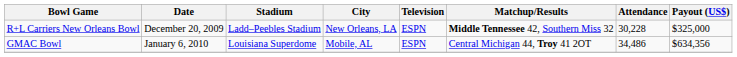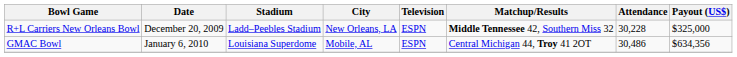(632, 44) 34,486 -> (632, 44) 30,486
